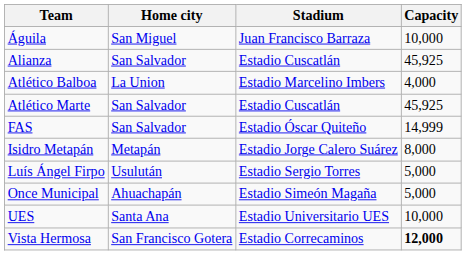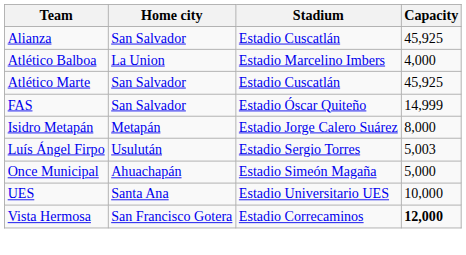- row: (27, 37)
(420, 171) 5,000 -> (420, 149) 5,003
